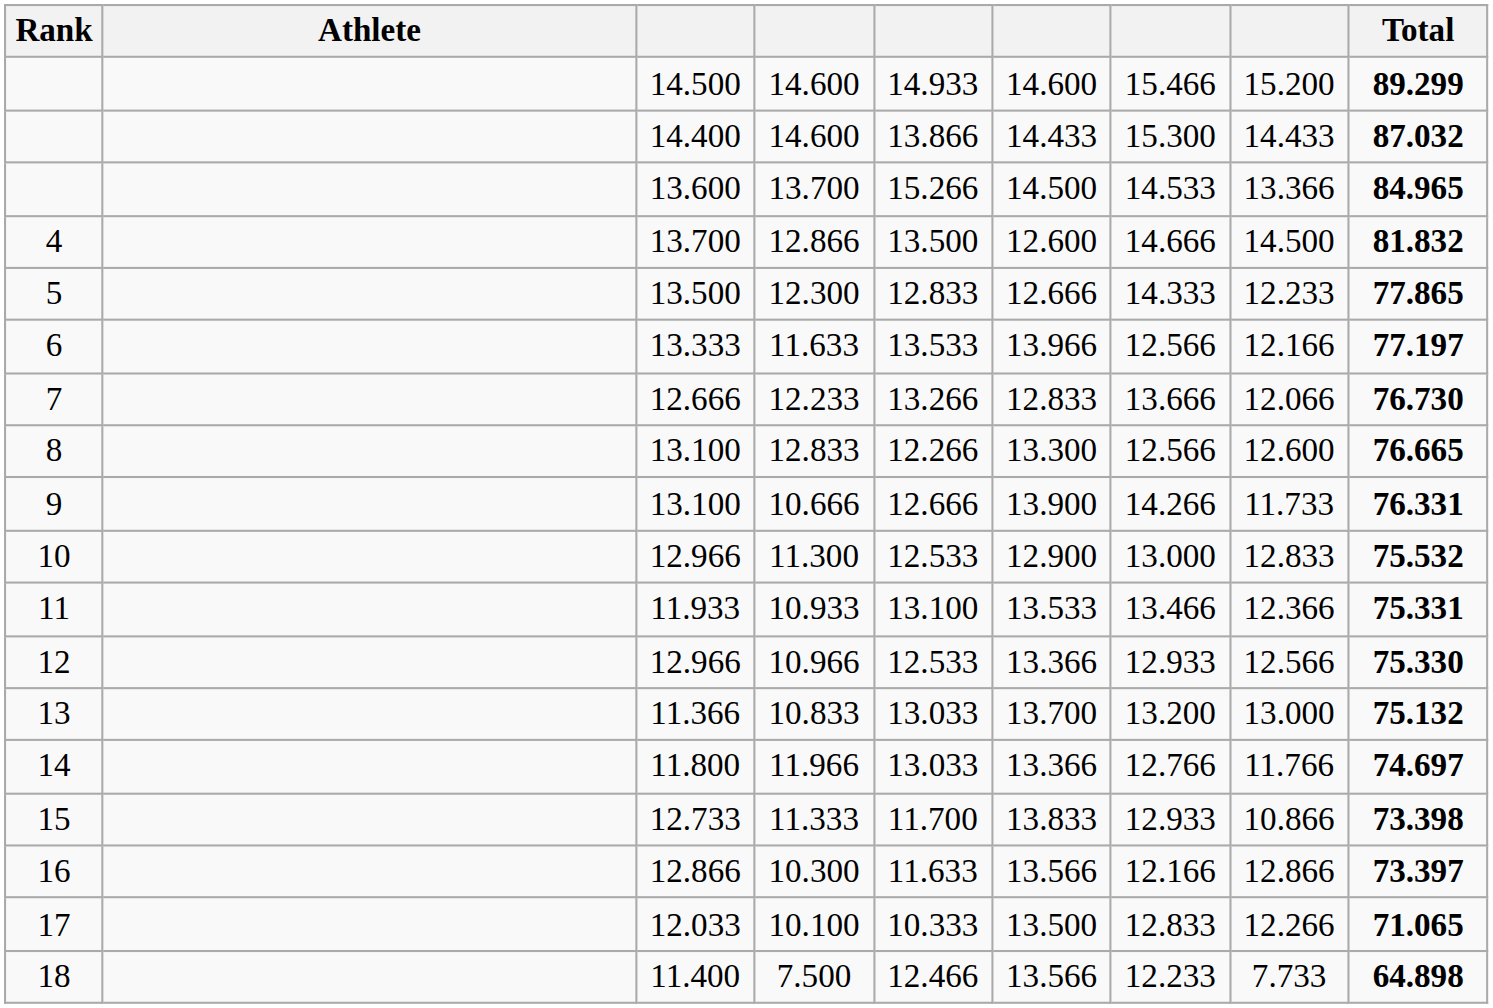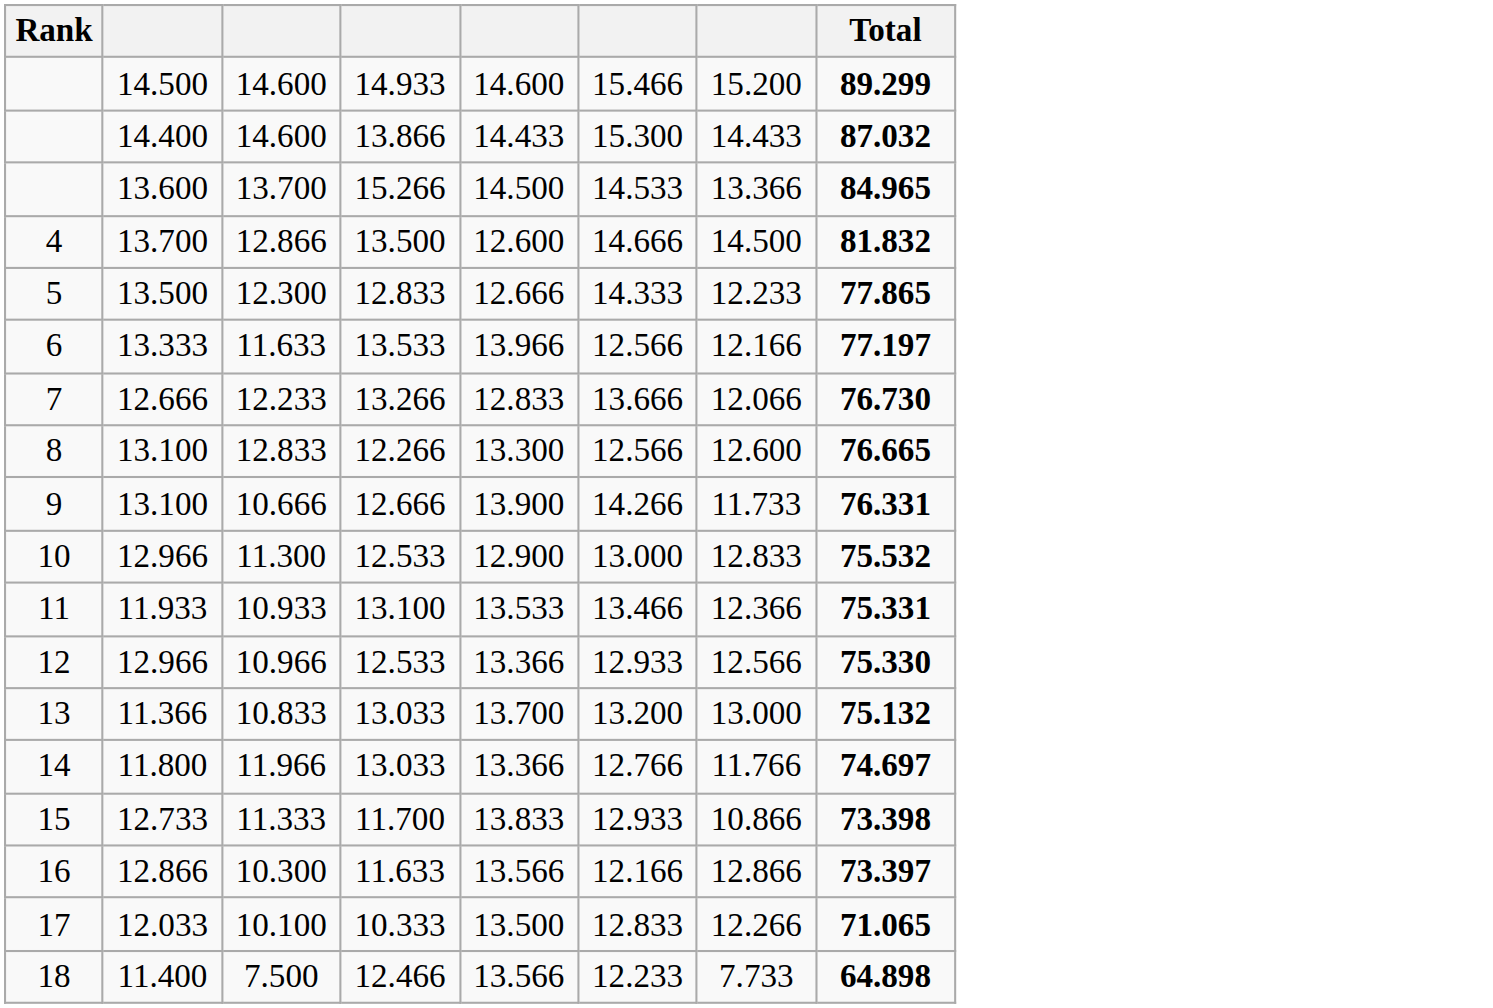- column: (369, 30)
